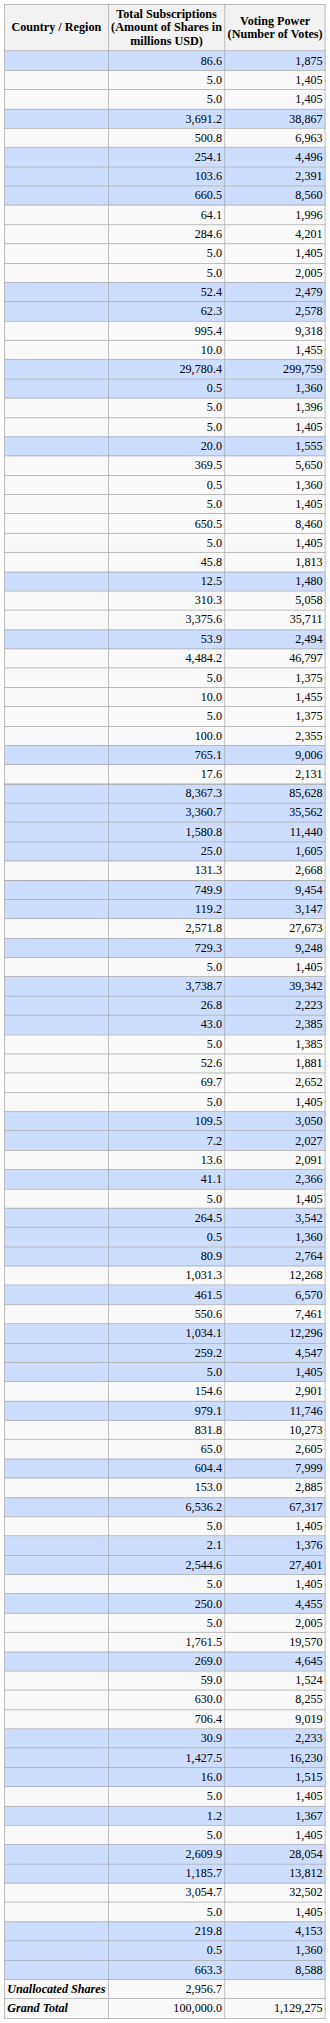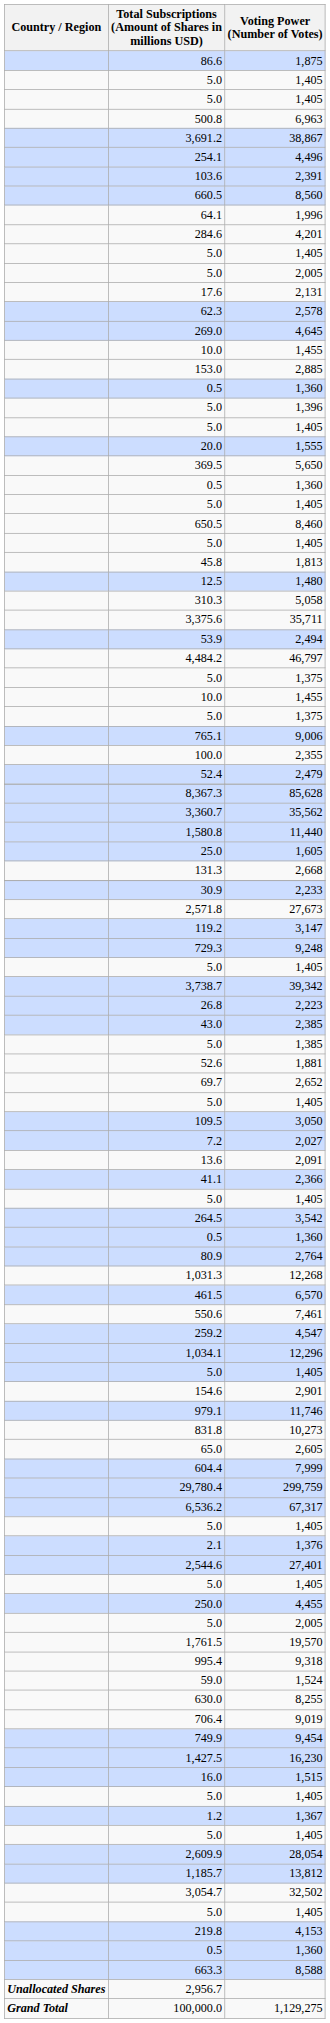rows swapped: (204, 118) <-> (208, 137)
rows swapped: (211, 292) <-> (211, 774)
rows swapped: (208, 330) <-> (208, 1661)
rows swapped: (201, 369) <-> (208, 1487)
rows swapped: (208, 755) <-> (208, 735)
rows swapped: (208, 890) <-> (211, 1738)
rows swapped: (204, 928) <-> (209, 909)
rows swapped: (208, 1352) <-> (204, 1333)
